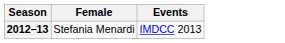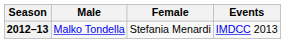+ column: (89, 13)
